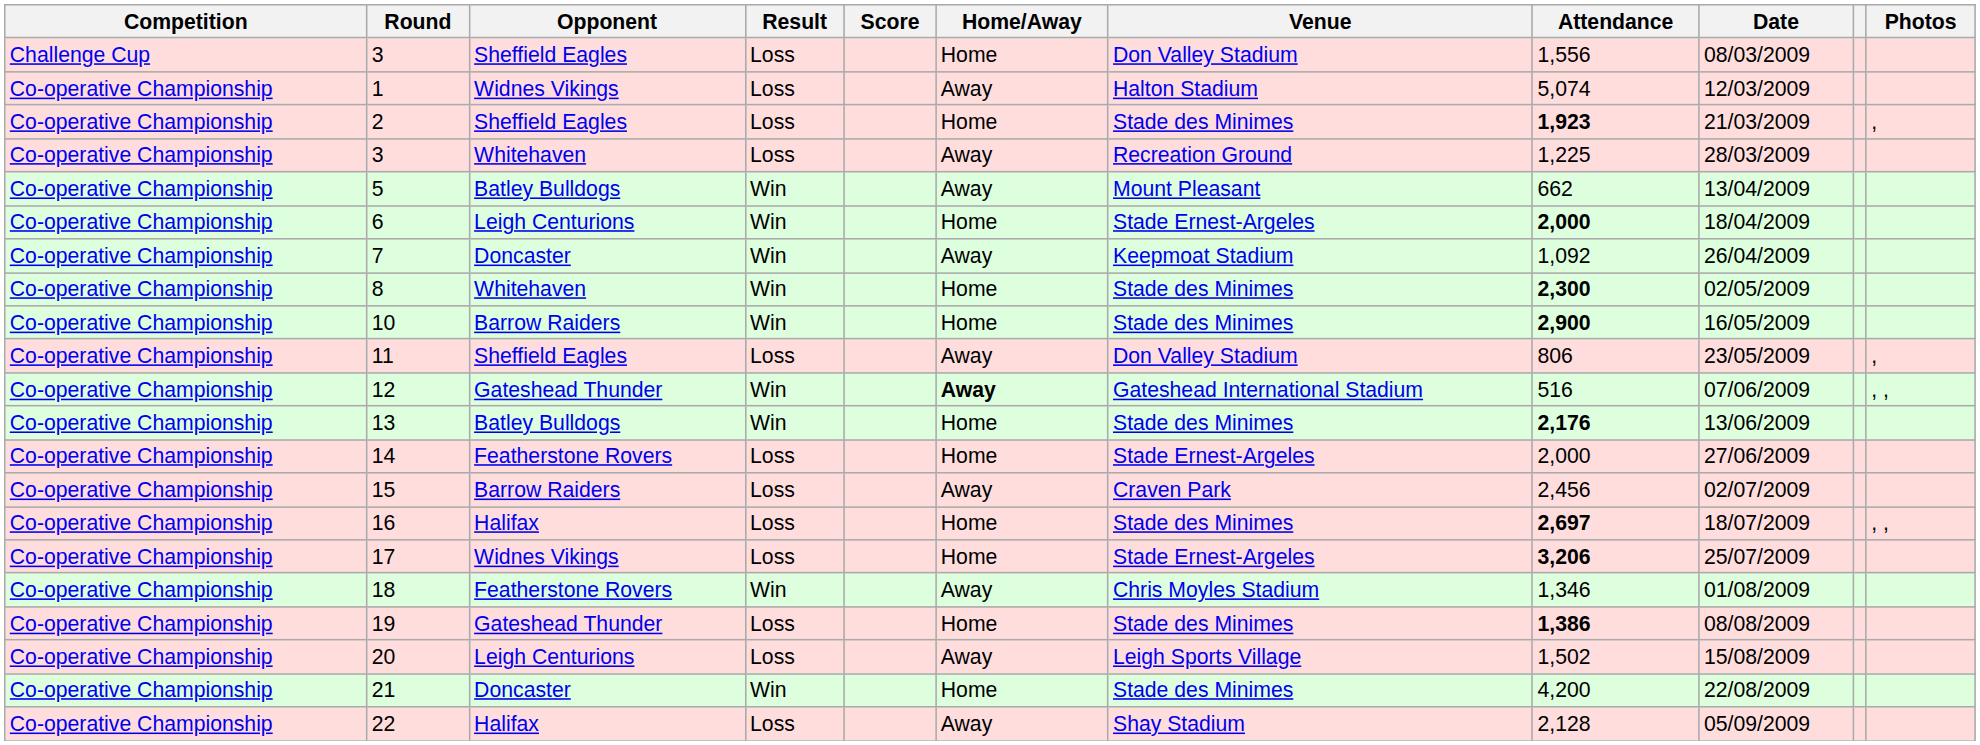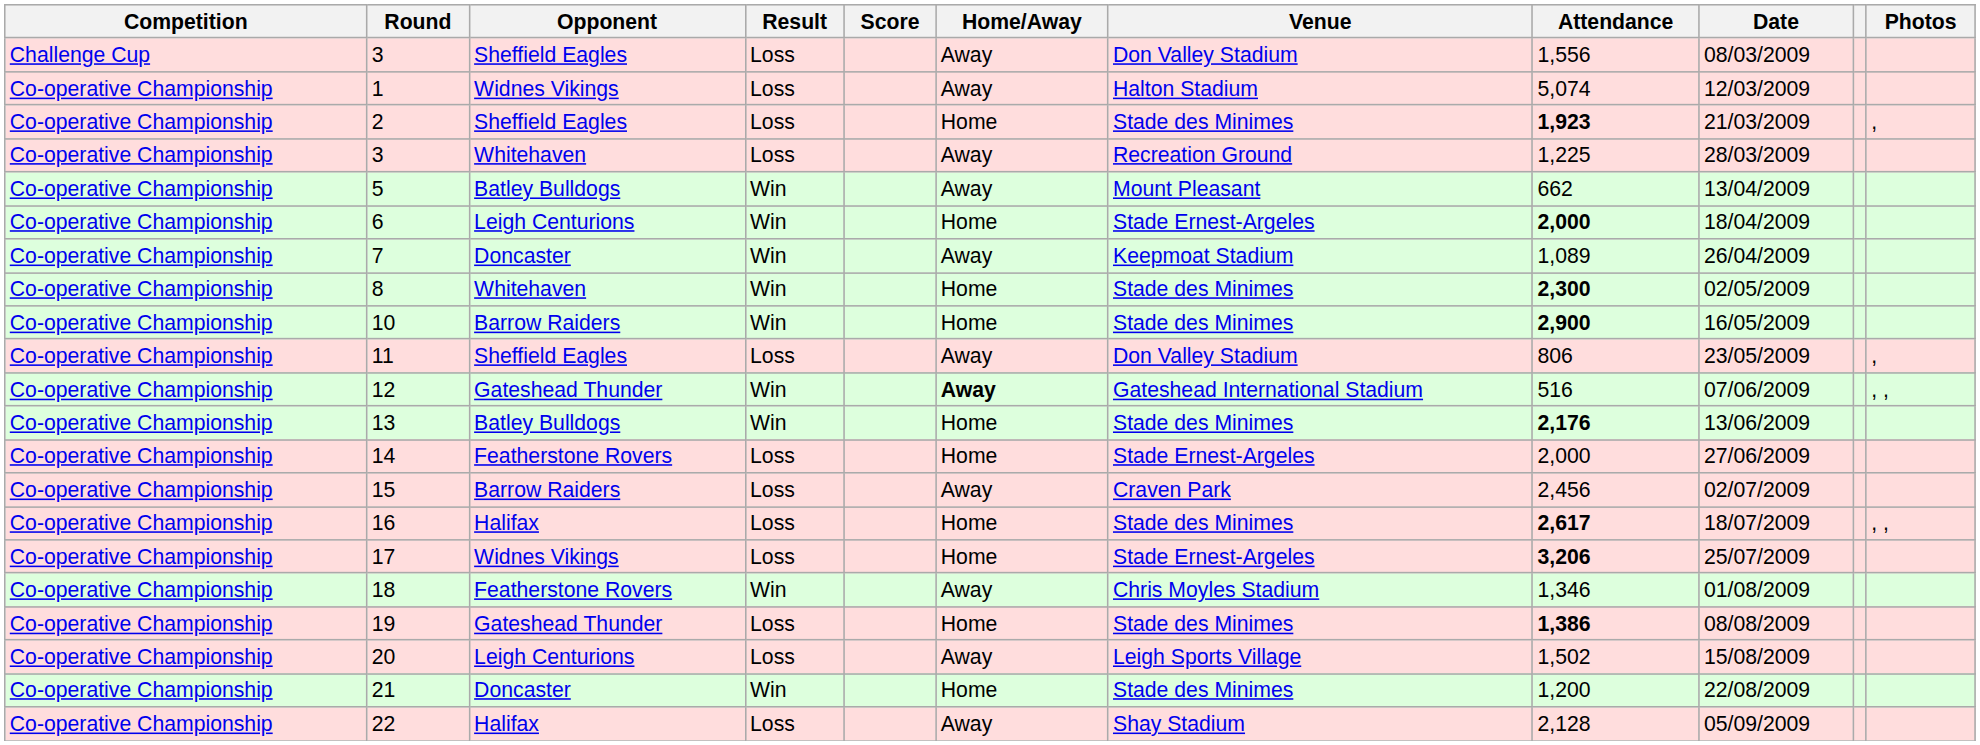(969, 55) Home -> (967, 55) Away
(1564, 255) 1,092 -> (1564, 255) 1,089
(1564, 523) 2,697 -> (1564, 523) 2,617
(1564, 690) 4,200 -> (1564, 690) 1,200
